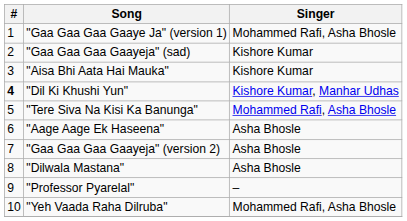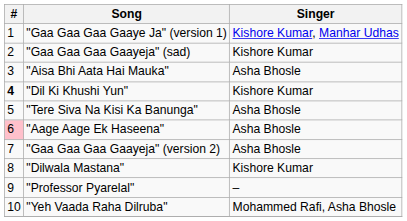(314, 33) Mohammed Rafi, Asha Bhosle -> (316, 33) Kishore Kumar, Manhar Udhas
(273, 71) Kishore Kumar -> (267, 71) Asha Bhosle
(316, 91) Kishore Kumar, Manhar Udhas -> (273, 91) Kishore Kumar
(314, 110) Mohammed Rafi, Asha Bhosle -> (267, 110) Asha Bhosle
(11, 129) no background -> (11, 129) pink background
(267, 168) Asha Bhosle -> (273, 168) Kishore Kumar
